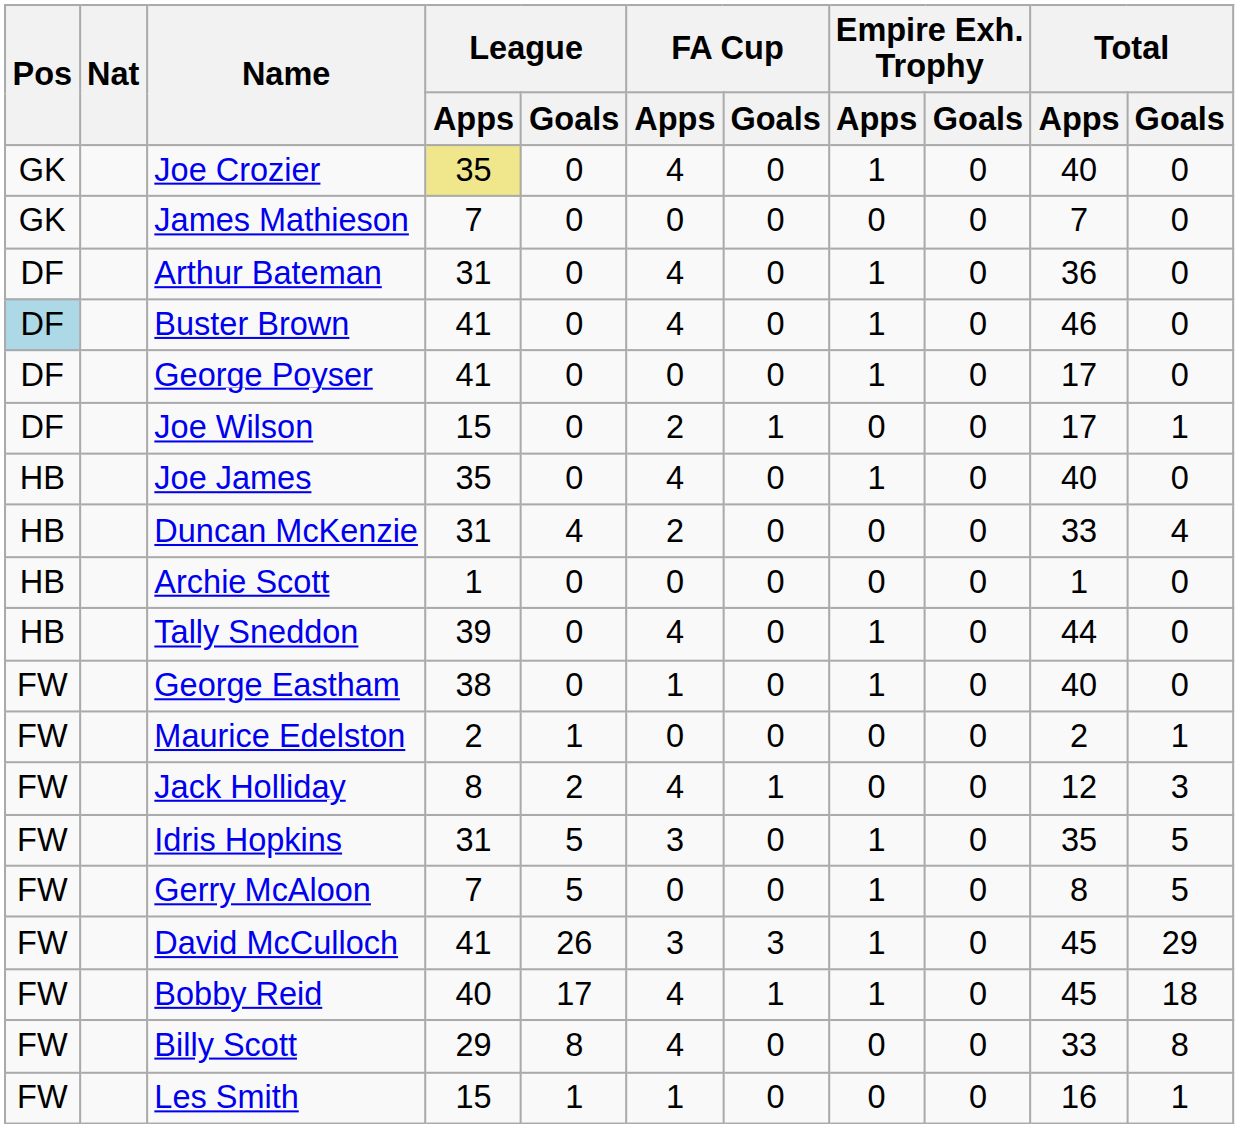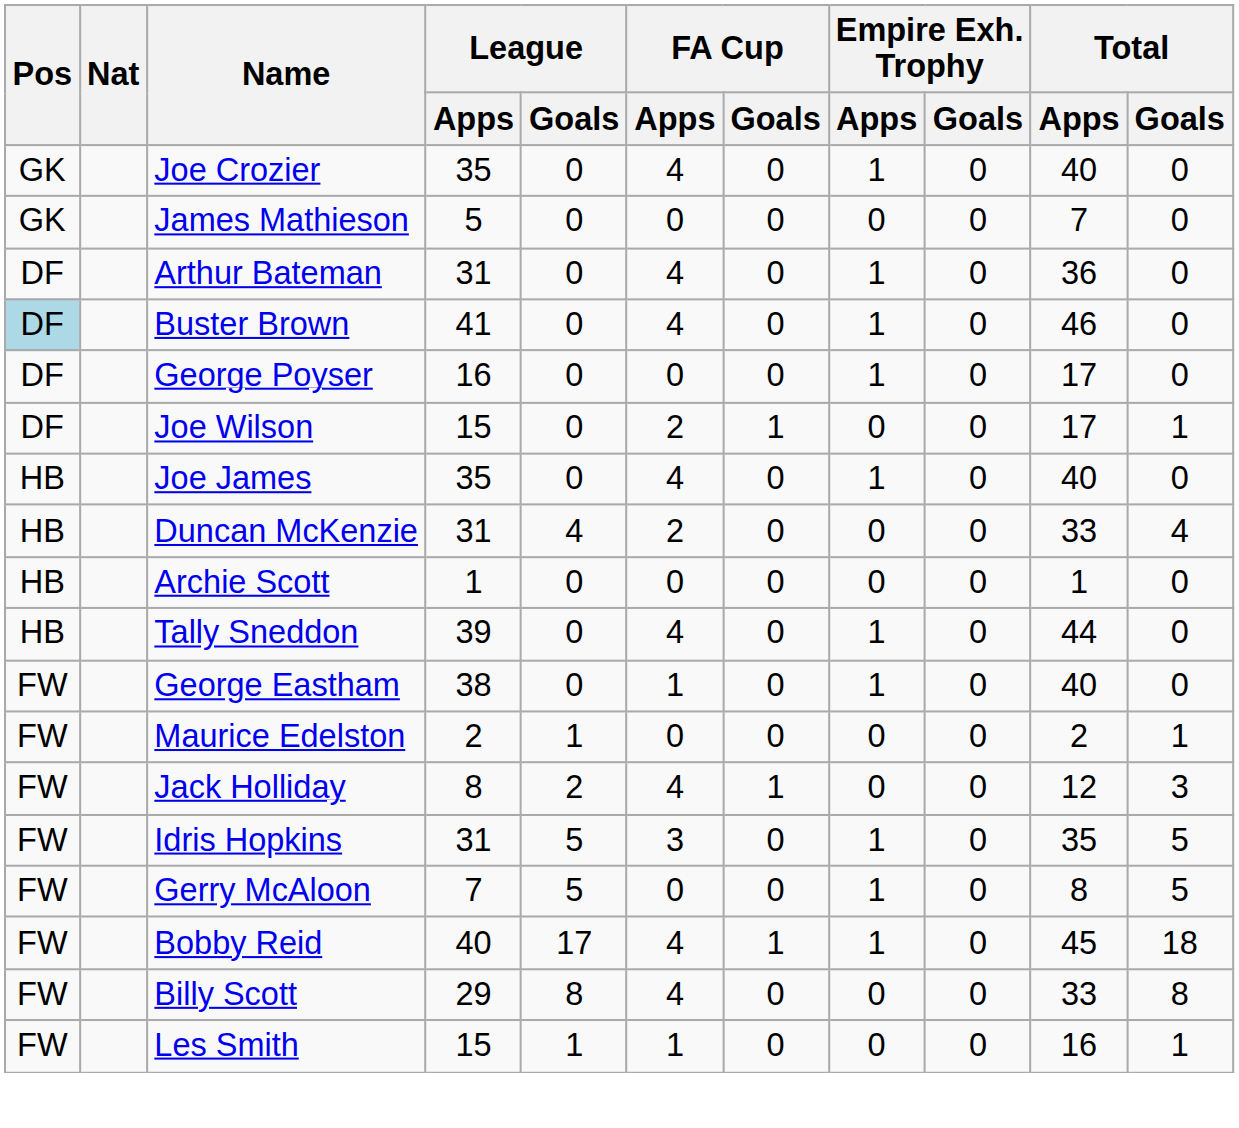(473, 169) khaki background -> (473, 169) no background
(474, 221) 7 -> (474, 221) 5
(473, 375) 41 -> (473, 375) 16
- row: (276, 942)
